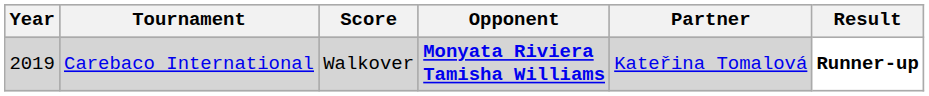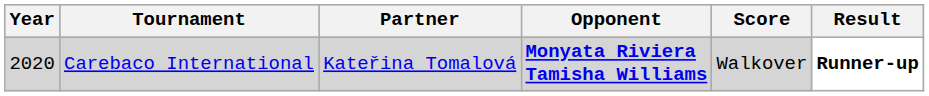columns swapped: (711, 20) <-> (369, 20)
(32, 64) 2019 -> (32, 64) 2020
